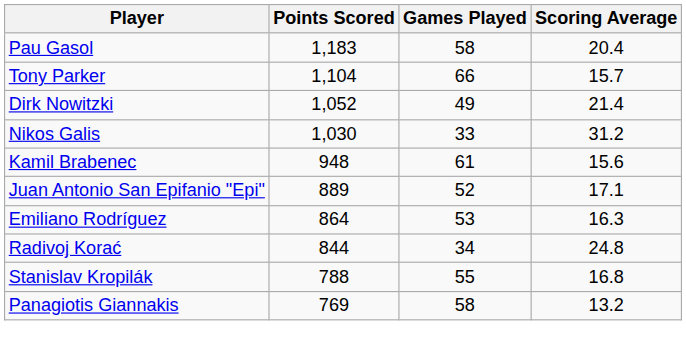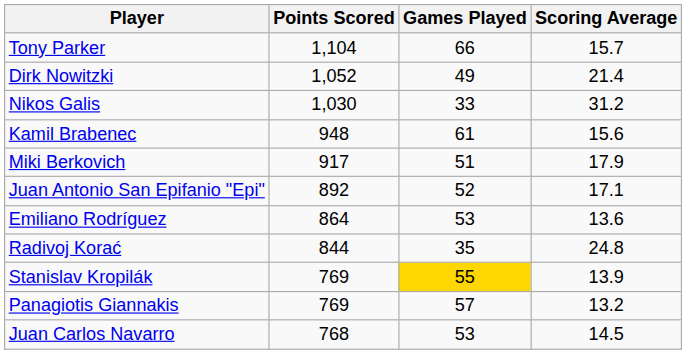- row: (51, 47)
+ row: (67, 162)
(334, 190) 889 -> (334, 190) 892
(606, 219) 16.3 -> (606, 219) 13.6
(465, 248) 34 -> (465, 248) 35
(334, 276) 788 -> (334, 276) 769
(465, 276) no background -> (465, 276) gold background
(606, 276) 16.8 -> (606, 276) 13.9
(465, 305) 58 -> (465, 305) 57
+ row: (92, 334)
